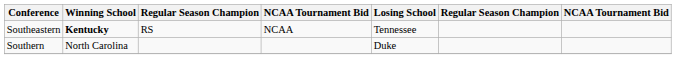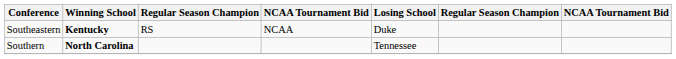(395, 29) Tennessee -> (385, 29) Duke
(97, 45) normal -> (99, 45) bold
(385, 45) Duke -> (395, 45) Tennessee
